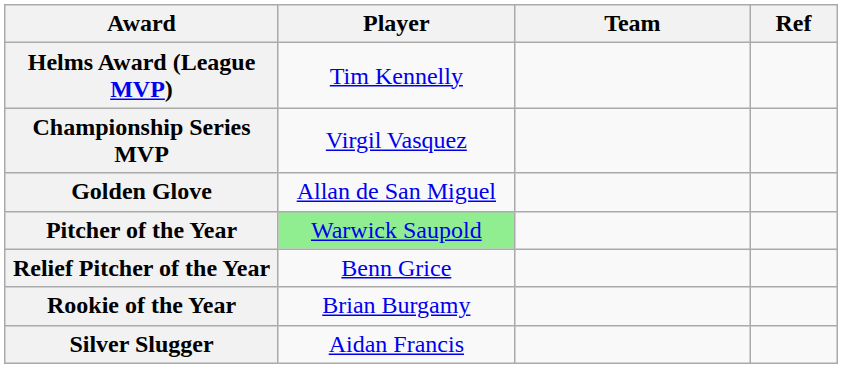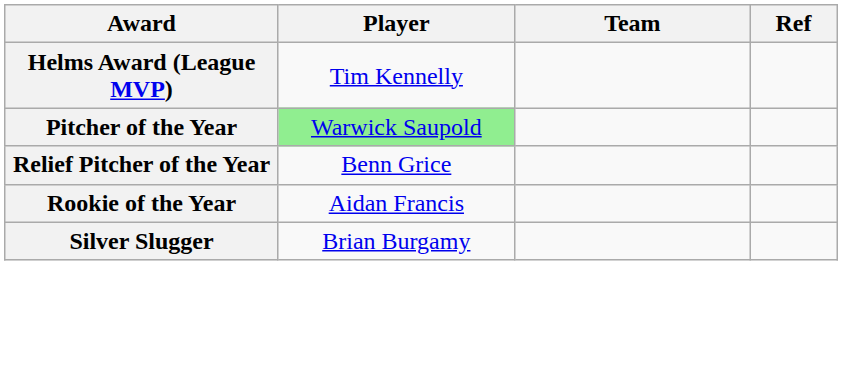- row: (142, 140)
- row: (142, 191)
(396, 305) Brian Burgamy -> (396, 202) Aidan Francis
(396, 343) Aidan Francis -> (396, 240) Brian Burgamy
